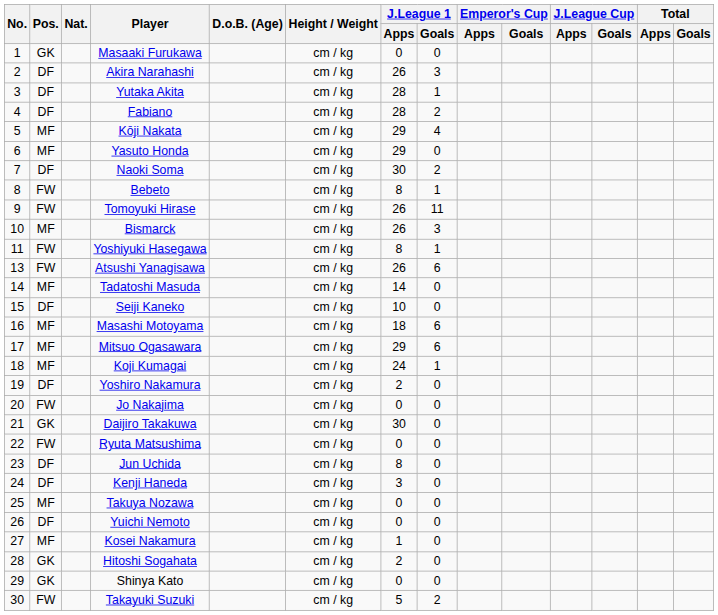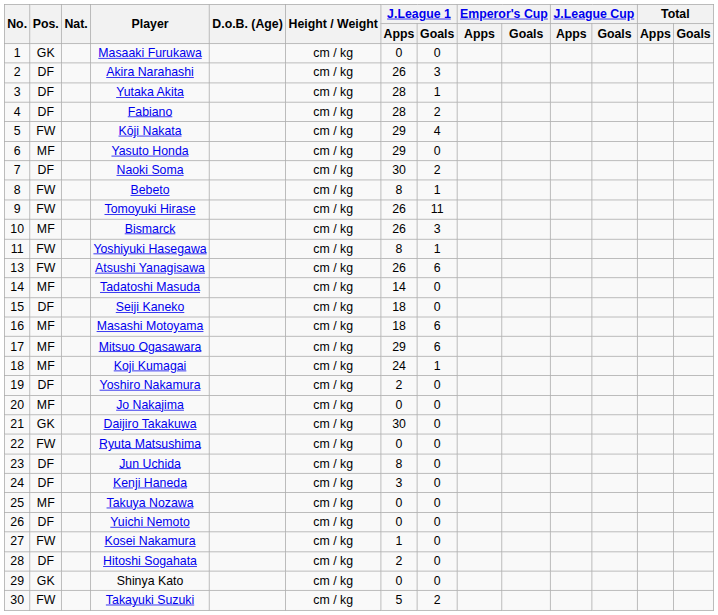(46, 131) MF -> (46, 131) FW
(399, 307) 10 -> (399, 307) 18
(46, 405) FW -> (46, 405) MF
(46, 541) MF -> (46, 541) FW
(46, 561) GK -> (46, 561) DF
